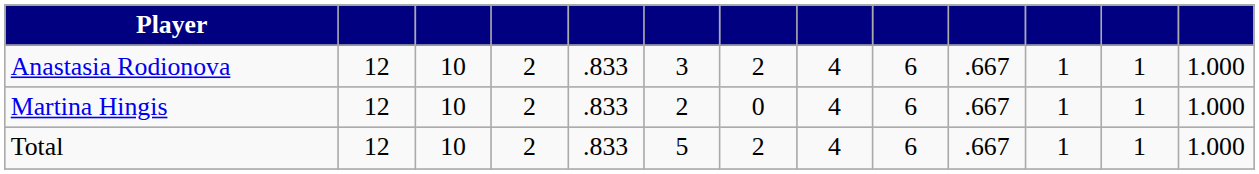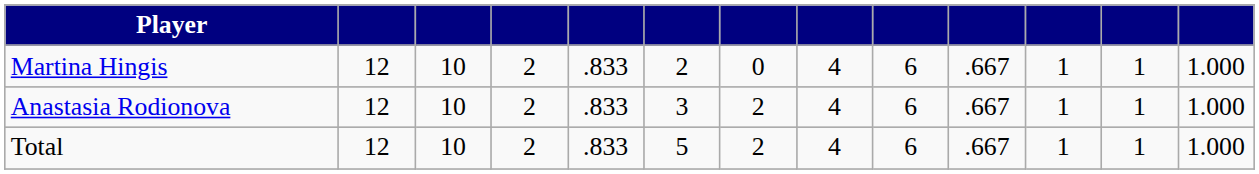rows swapped: (89, 106) <-> (121, 65)
